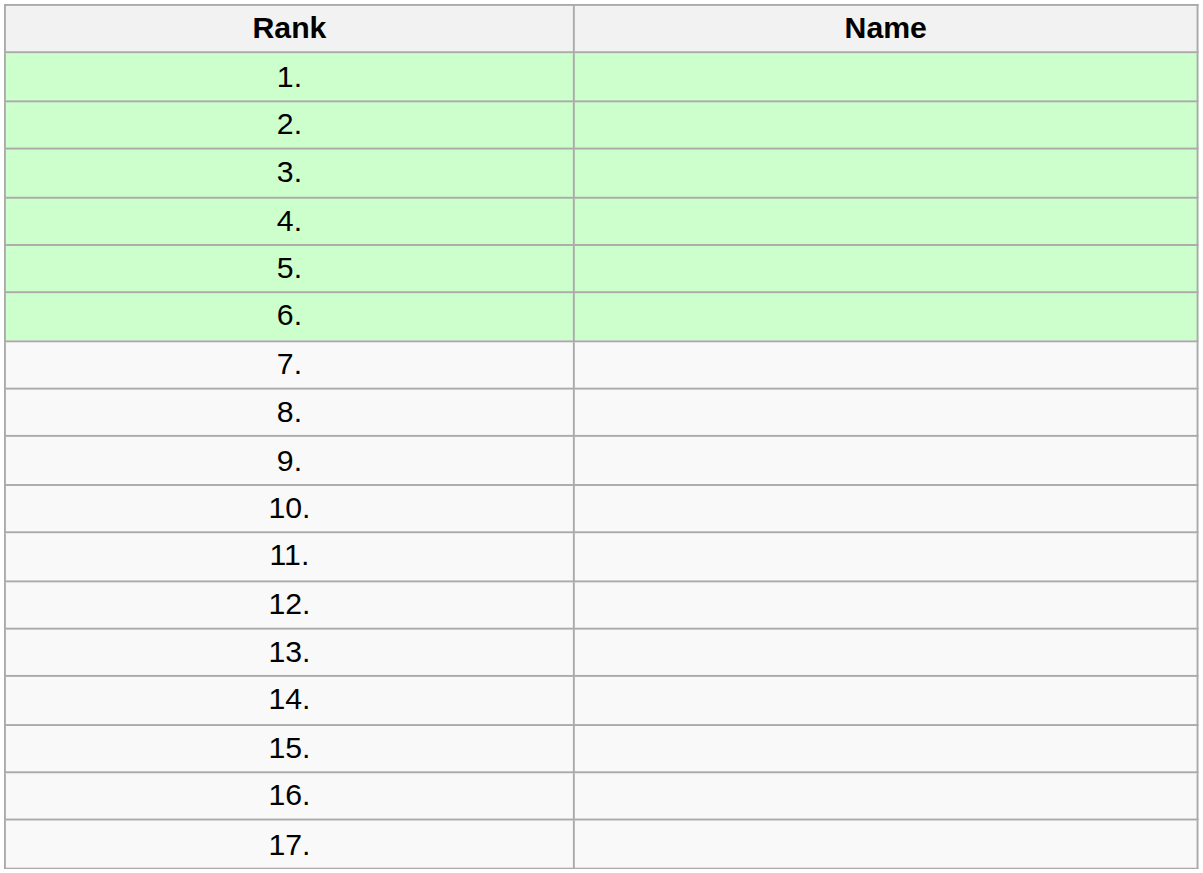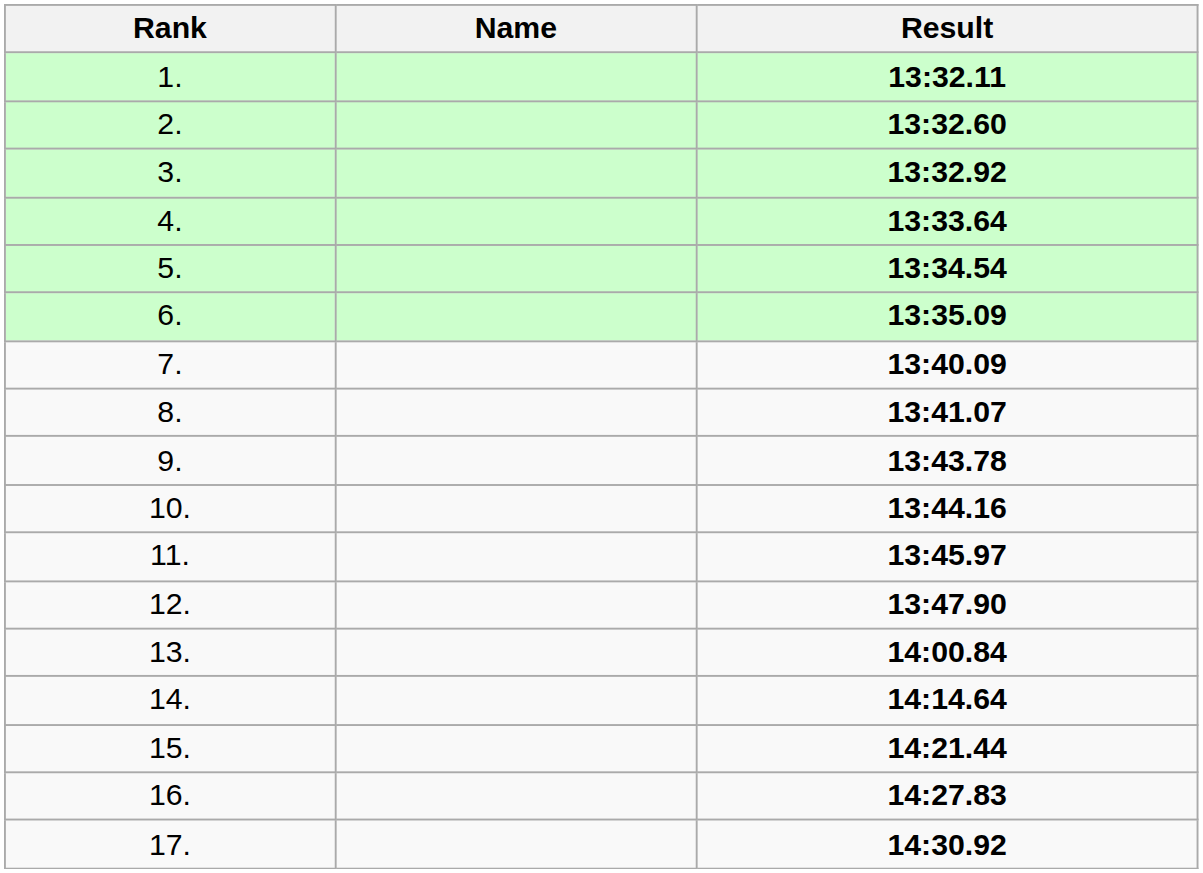+ column: (947, 28)
